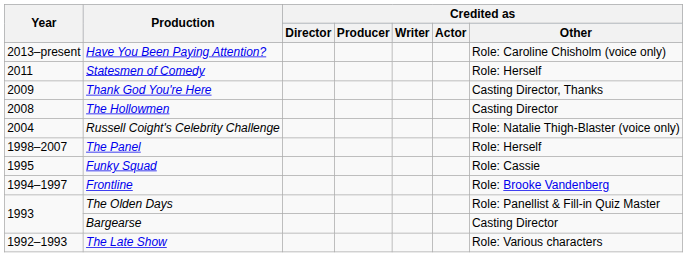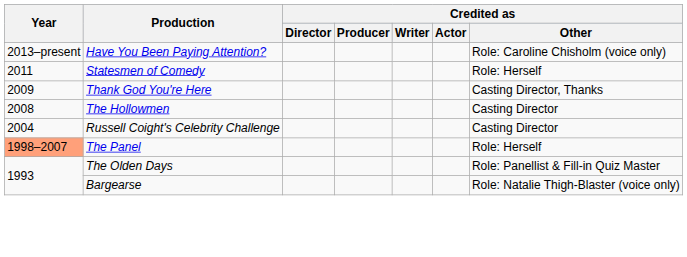(576, 128) Role: Natalie Thigh-Blaster (voice only) -> (515, 128) Casting Director
(37, 147) no background -> (37, 147) lightsalmon background
- row: (121, 166)
- row: (109, 185)
(515, 223) Casting Director -> (576, 185) Role: Natalie Thigh-Blaster (voice only)
- row: (126, 242)
